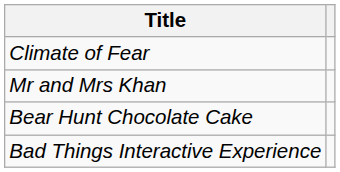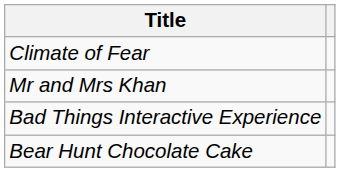rows swapped: (131, 118) <-> (165, 150)
